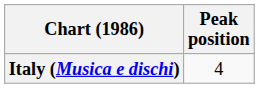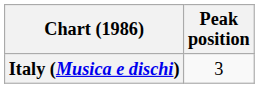(219, 68) 4 -> (219, 68) 3
